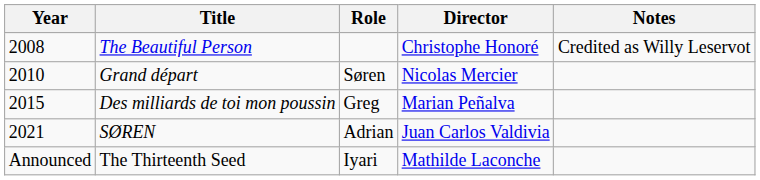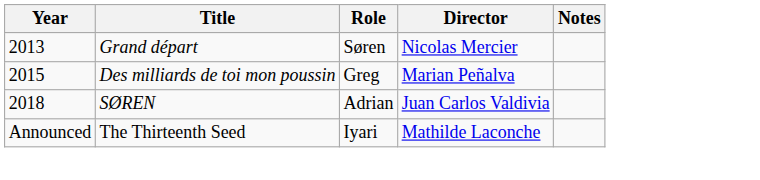- row: (176, 47)
(27, 75) 2010 -> (27, 47) 2013
(27, 132) 2021 -> (27, 103) 2018
